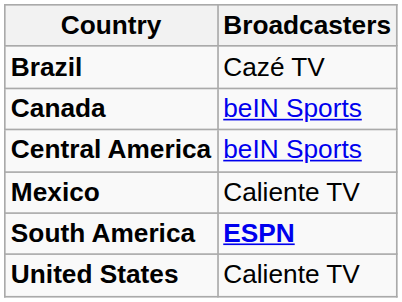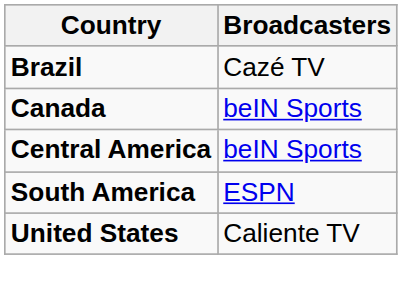- row: (55, 191)
(259, 233) bold -> (259, 191) normal
